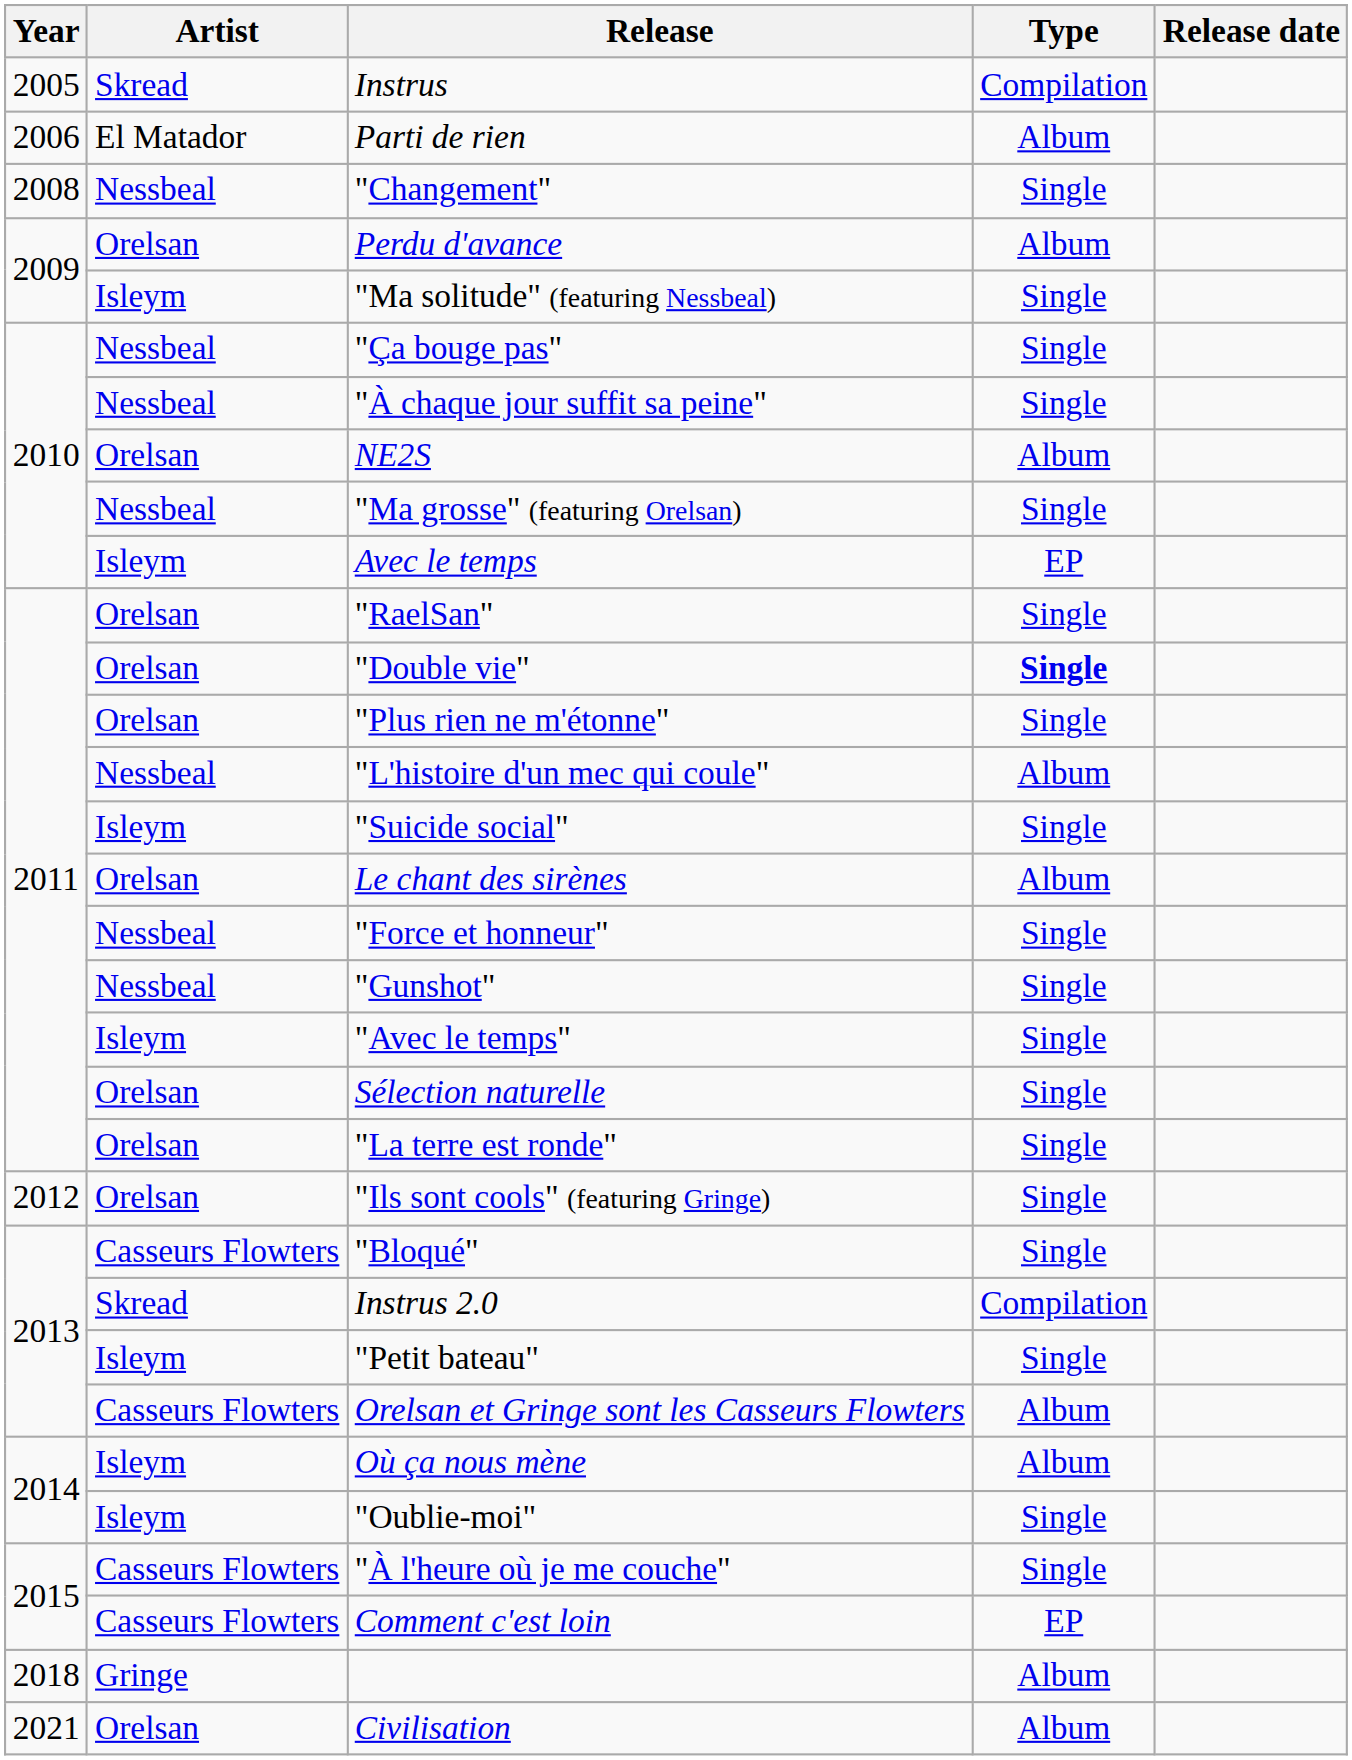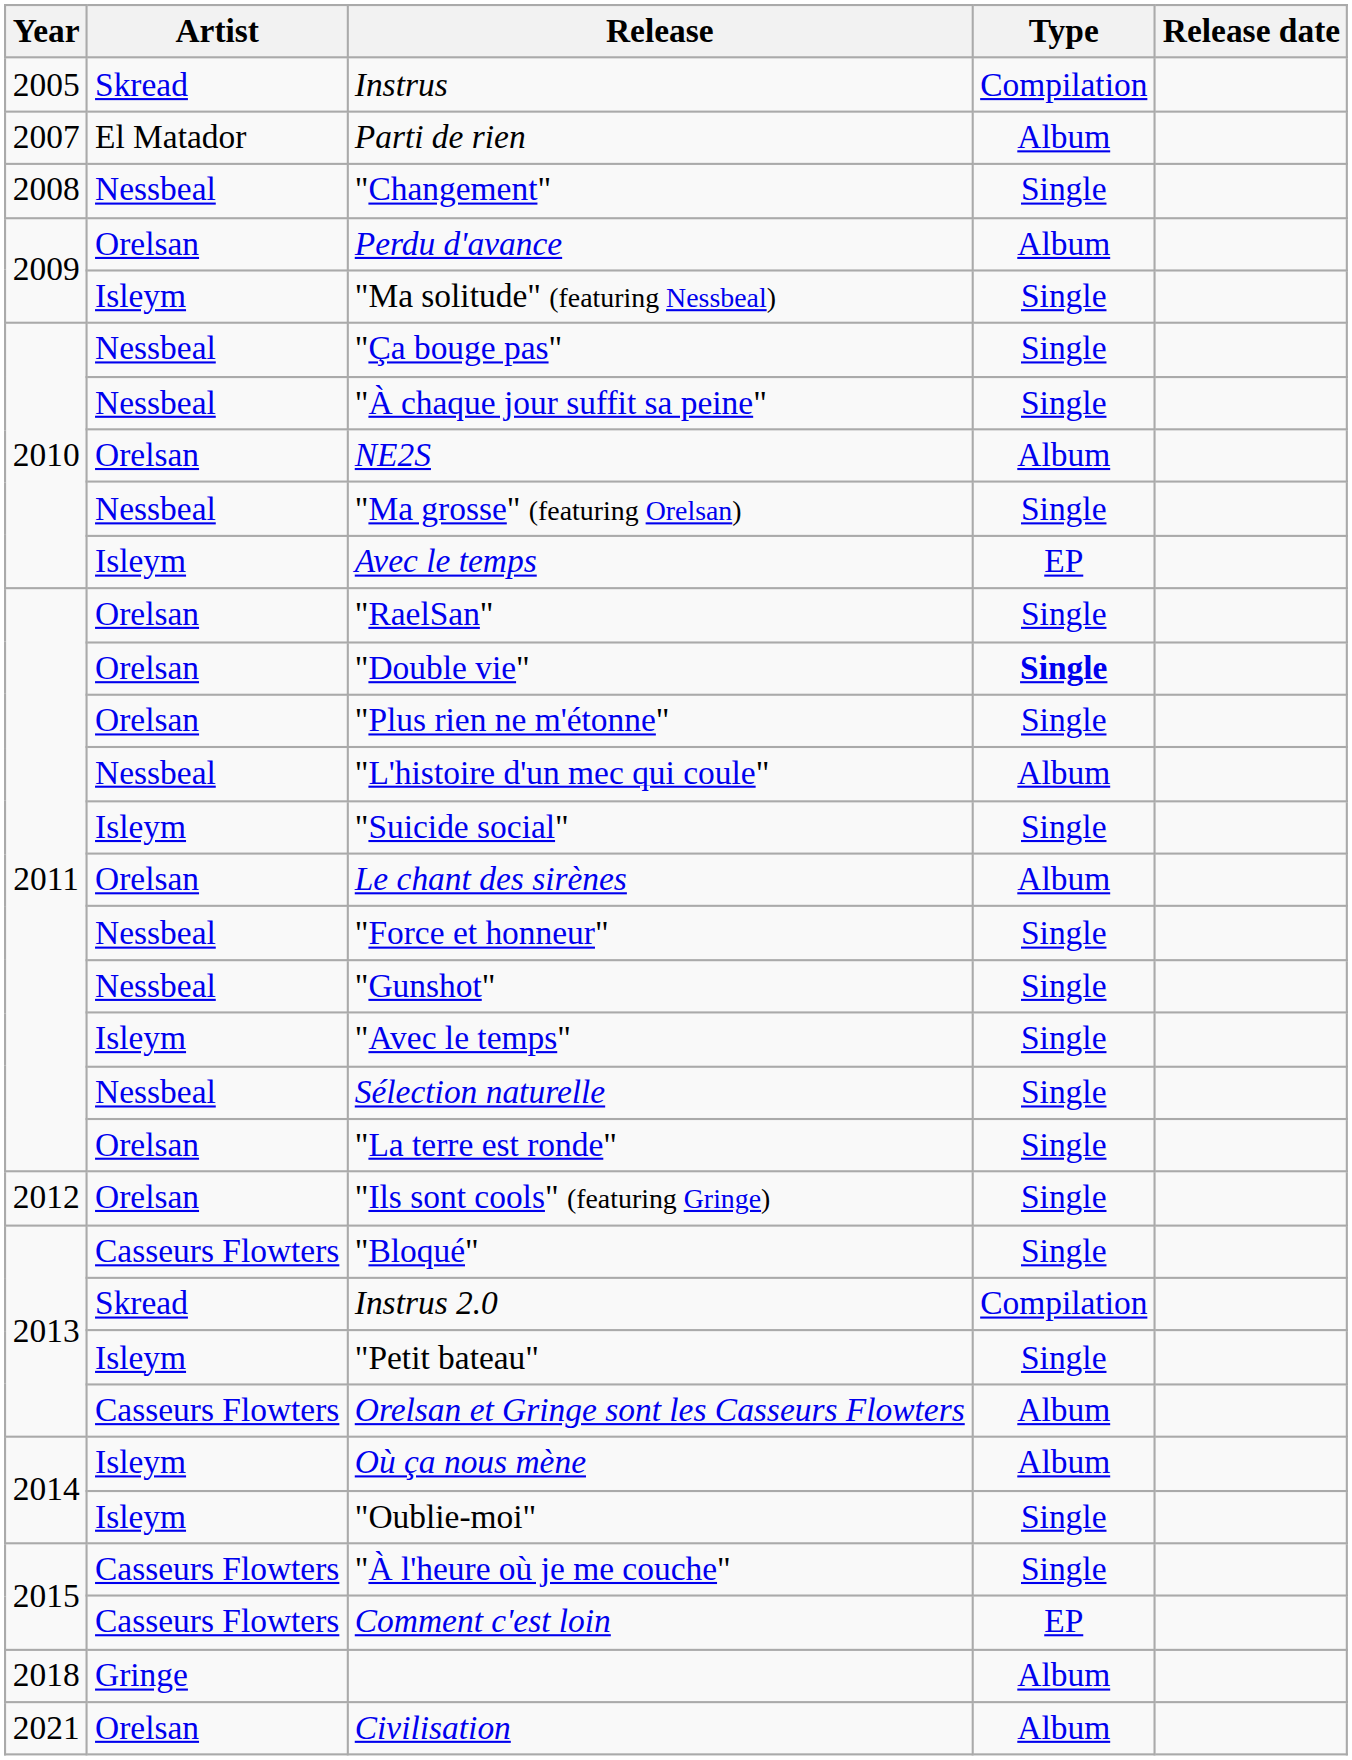(46, 137) 2006 -> (46, 137) 2007
(147, 1091) Orelsan -> (155, 1091) Nessbeal
